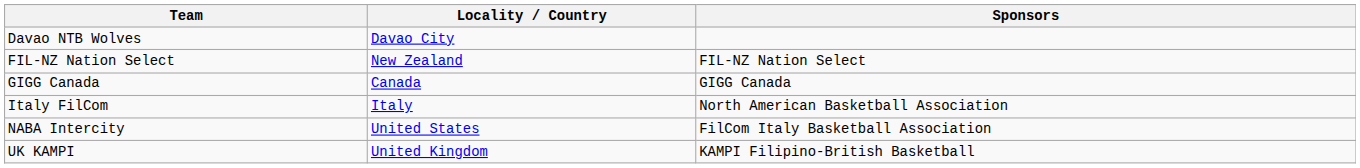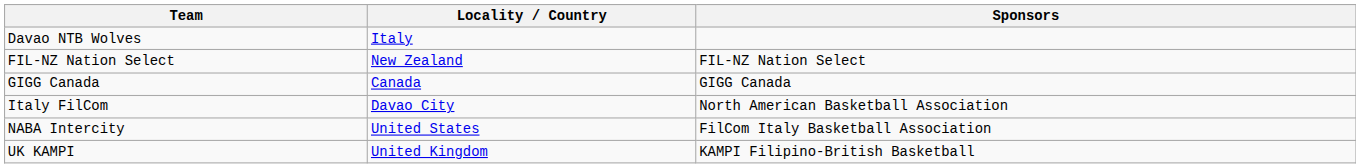(413, 39) Davao City -> (392, 39) Italy
(392, 107) Italy -> (413, 107) Davao City
